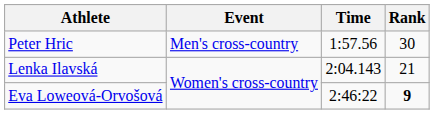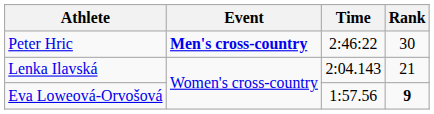(234, 44) normal -> (239, 44) bold
(353, 44) 1:57.56 -> (353, 44) 2:46:22
(353, 96) 2:46:22 -> (353, 96) 1:57.56
